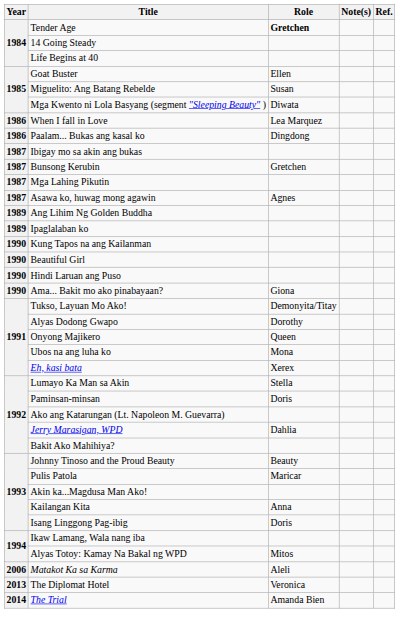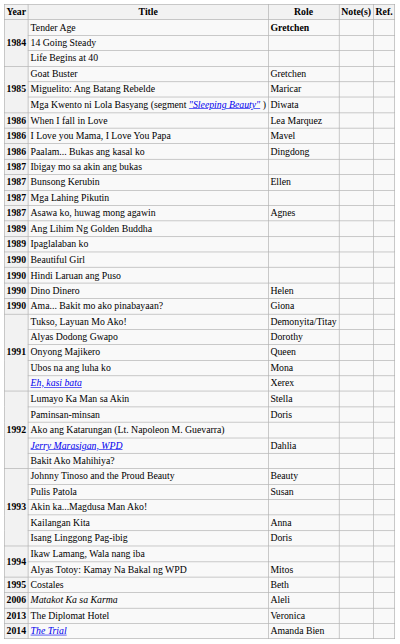(281, 74) Ellen -> (288, 74) Gretchen
(282, 89) Susan -> (286, 89) Maricar
+ row: (101, 136)
(288, 167) Gretchen -> (281, 182) Ellen
- row: (91, 244)
+ row: (55, 290)
(286, 476) Maricar -> (282, 492) Susan
+ row: (47, 584)
